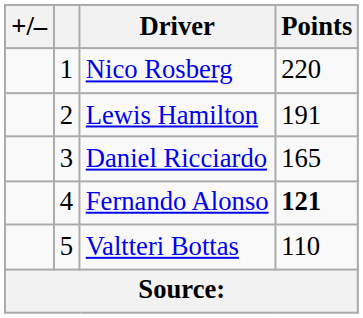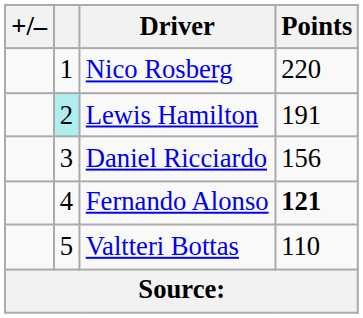(66, 114) no background -> (66, 114) paleturquoise background
(301, 158) 165 -> (301, 158) 156
